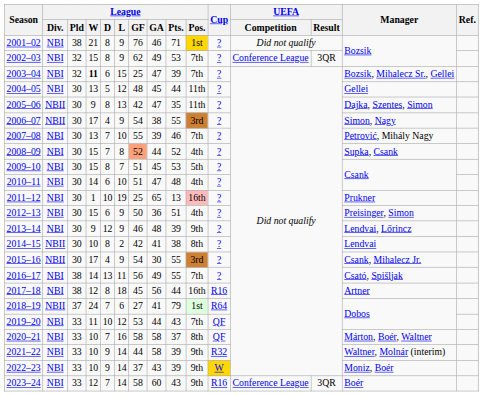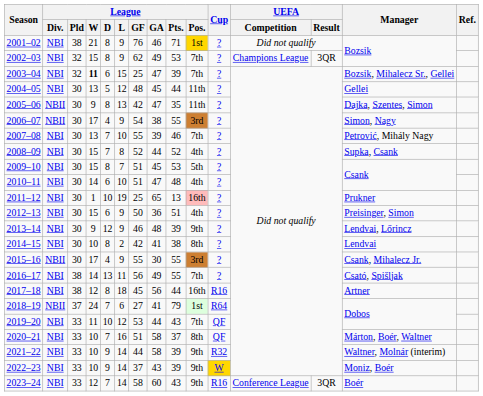(271, 58) Conference League -> (271, 58) Champions League
(138, 151) lightsalmon background -> (138, 151) no background
(55, 244) NBII -> (55, 244) NBI
(138, 259) 54 -> (138, 259) 55
(138, 337) 58 -> (138, 337) 51
